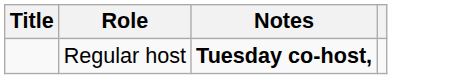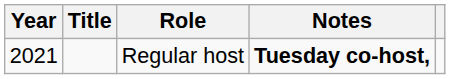+ column: (34, 21)
